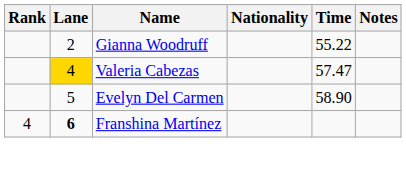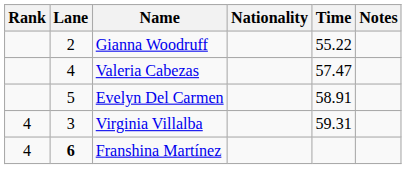(71, 71) gold background -> (71, 71) no background
(334, 97) 58.90 -> (334, 97) 58.91
+ row: (149, 124)
